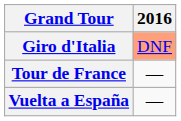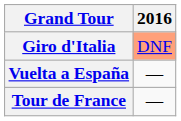rows swapped: (69, 73) <-> (69, 101)
